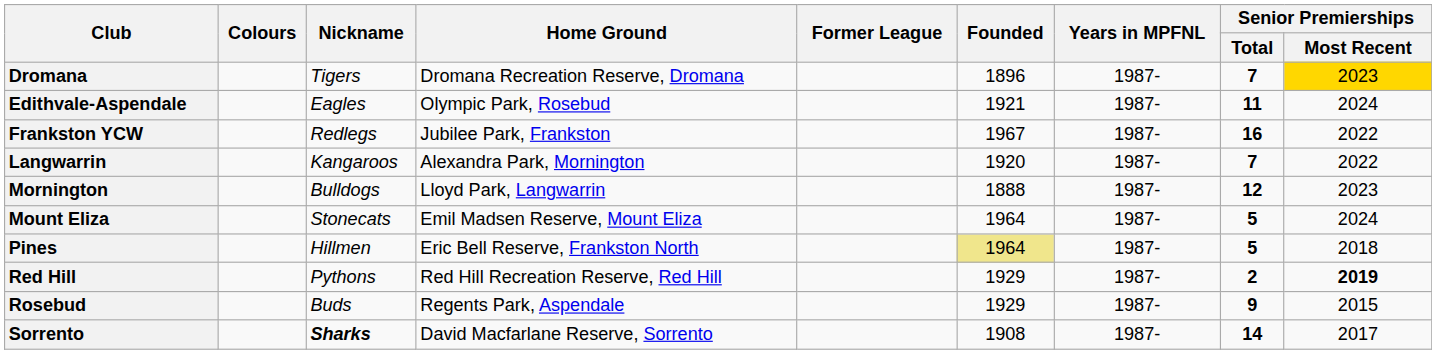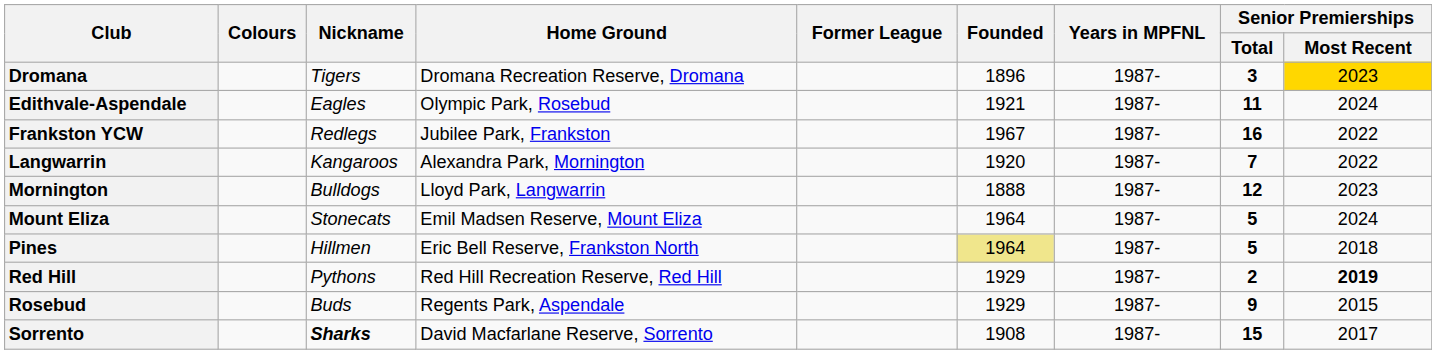(1252, 76) 7 -> (1252, 76) 3
(1252, 334) 14 -> (1252, 334) 15
